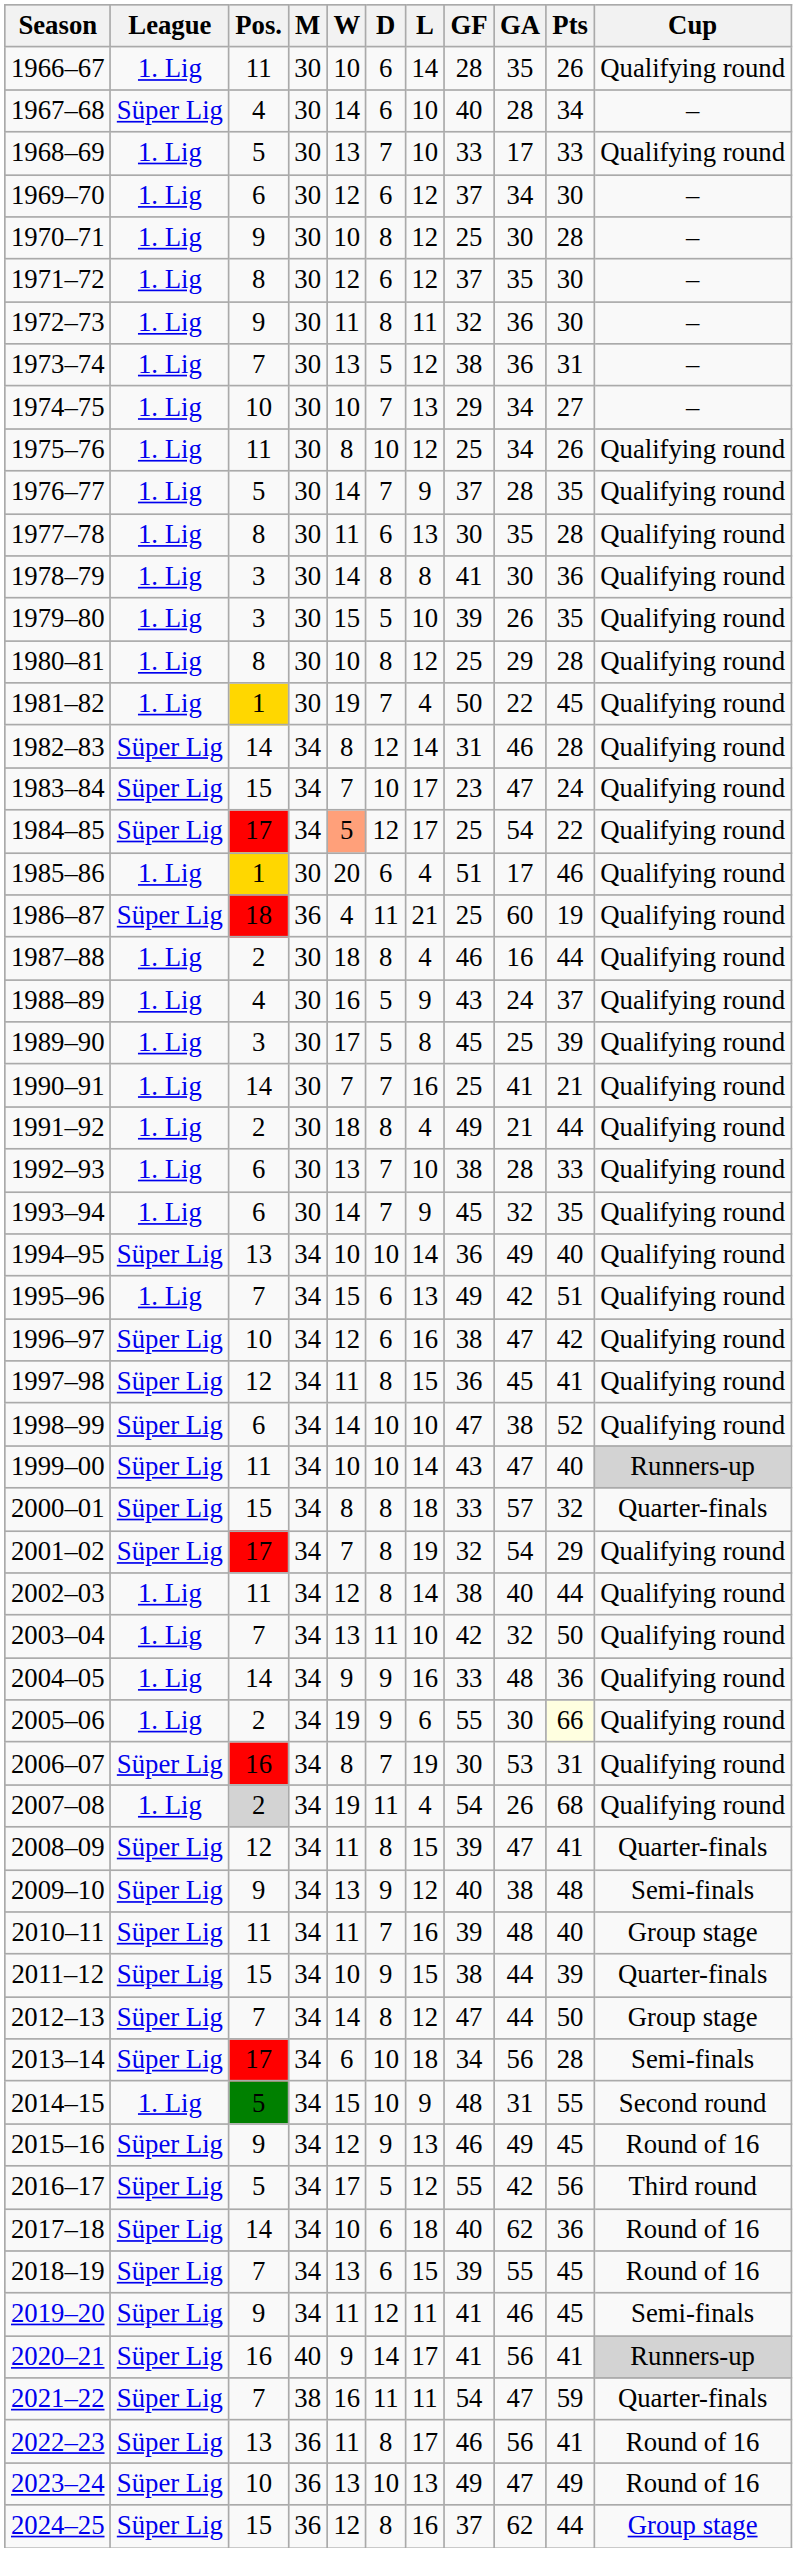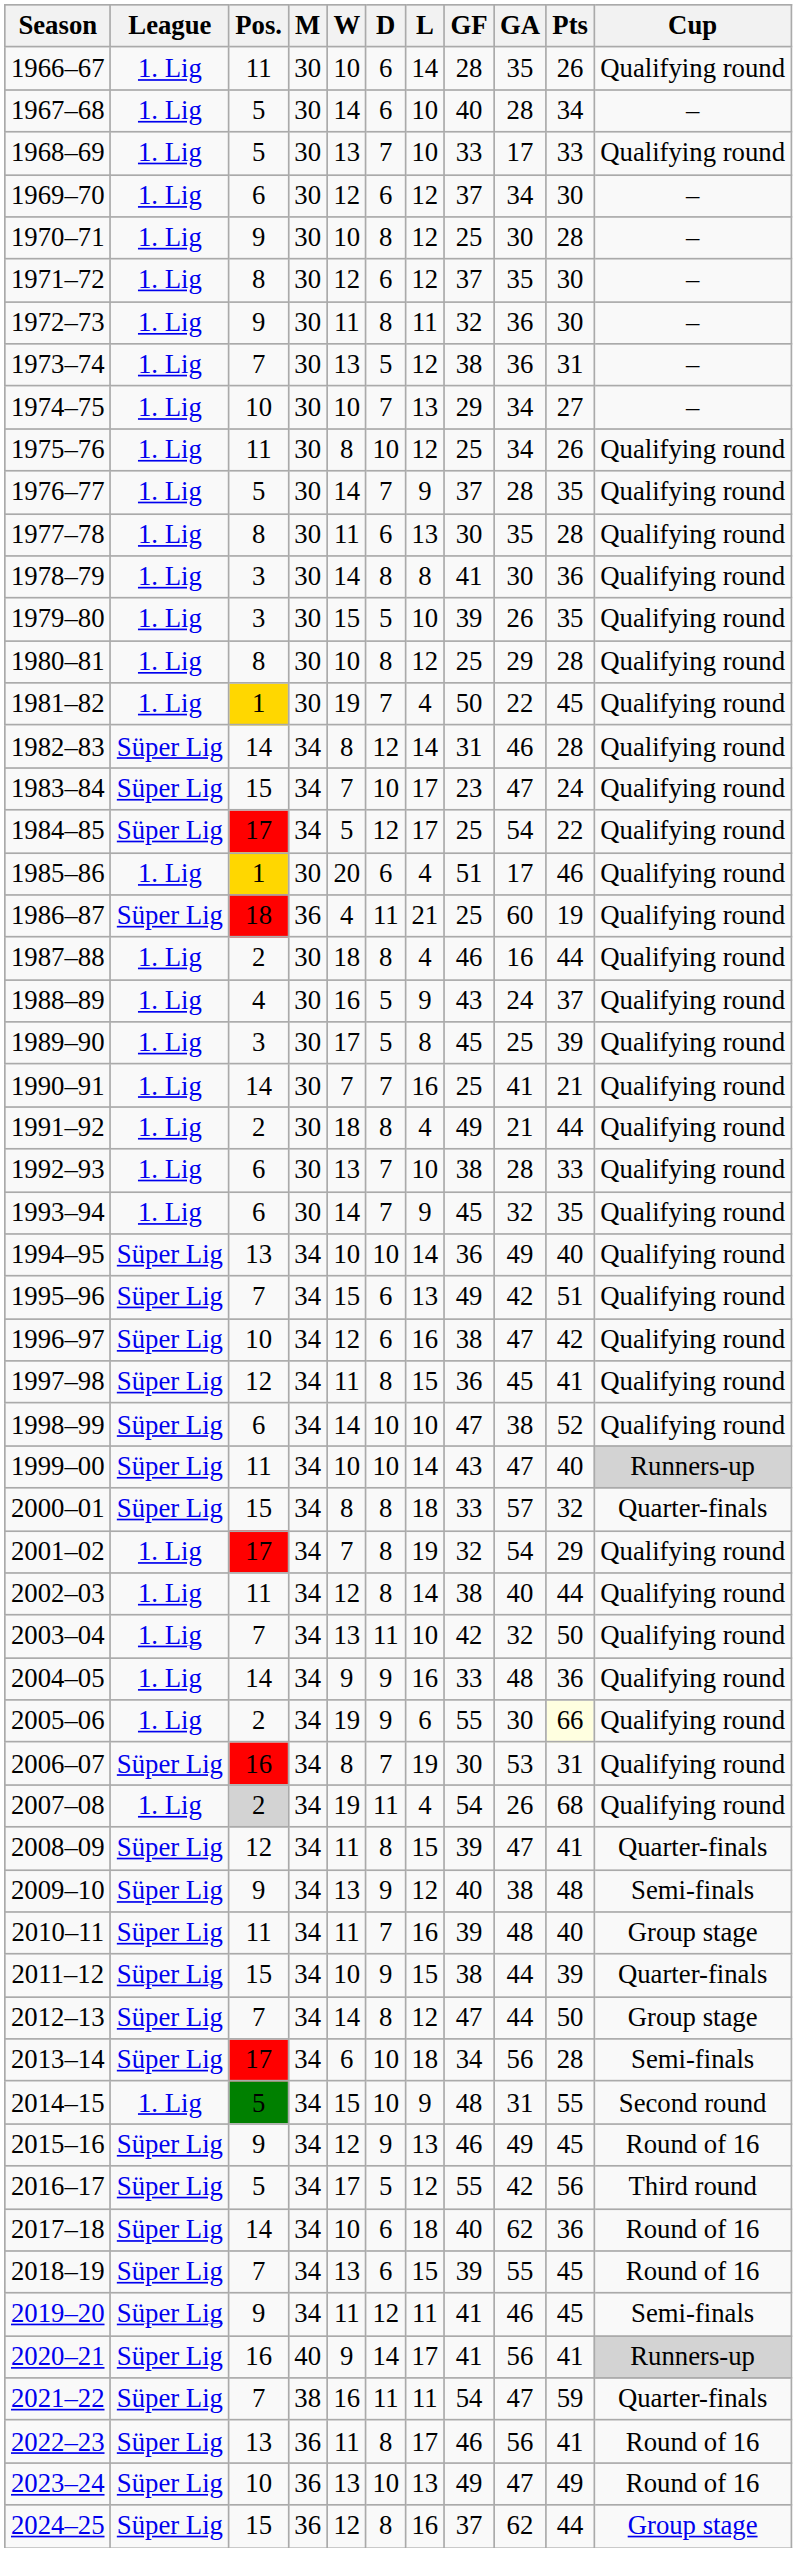(170, 110) Süper Lig -> (170, 110) 1. Lig
(259, 110) 4 -> (259, 110) 5
(347, 830) lightsalmon background -> (347, 830) no background
(170, 1296) 1. Lig -> (170, 1296) Süper Lig
(170, 1551) Süper Lig -> (170, 1551) 1. Lig
